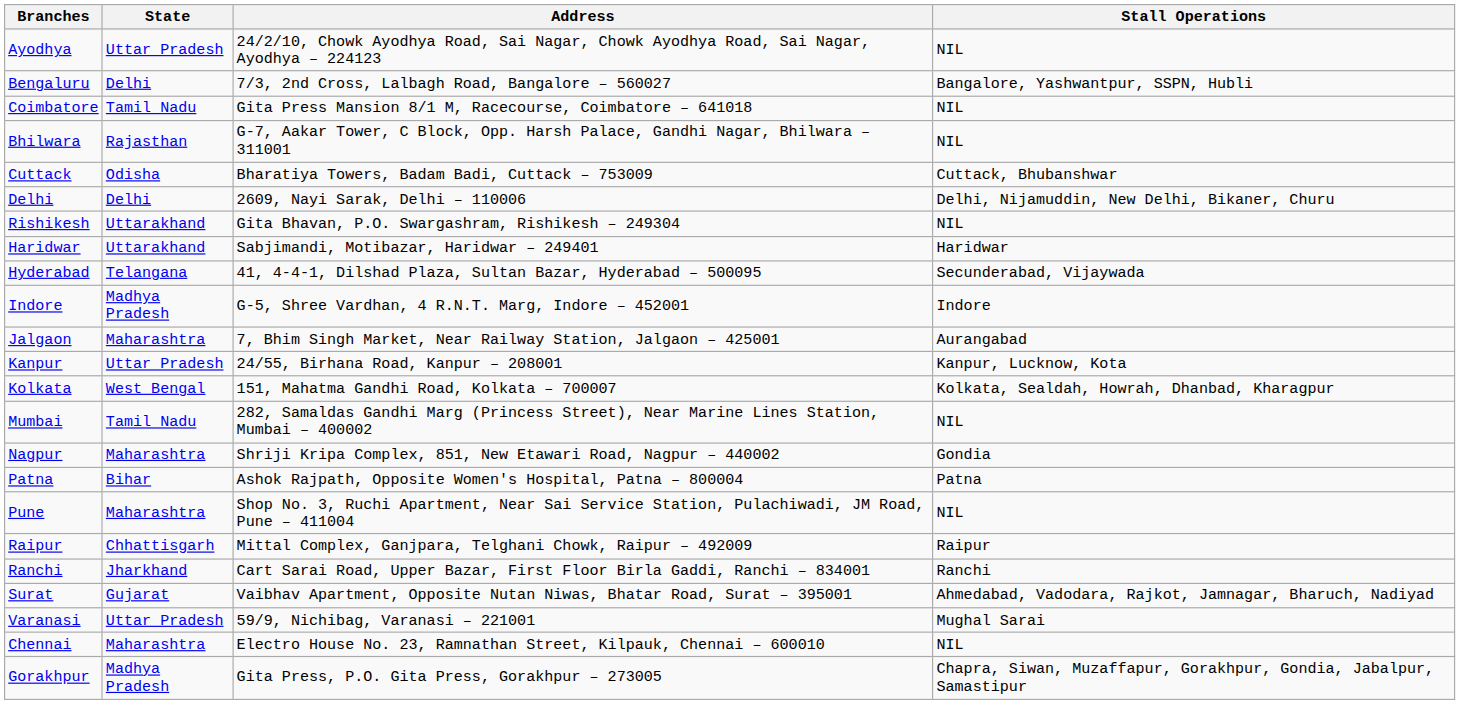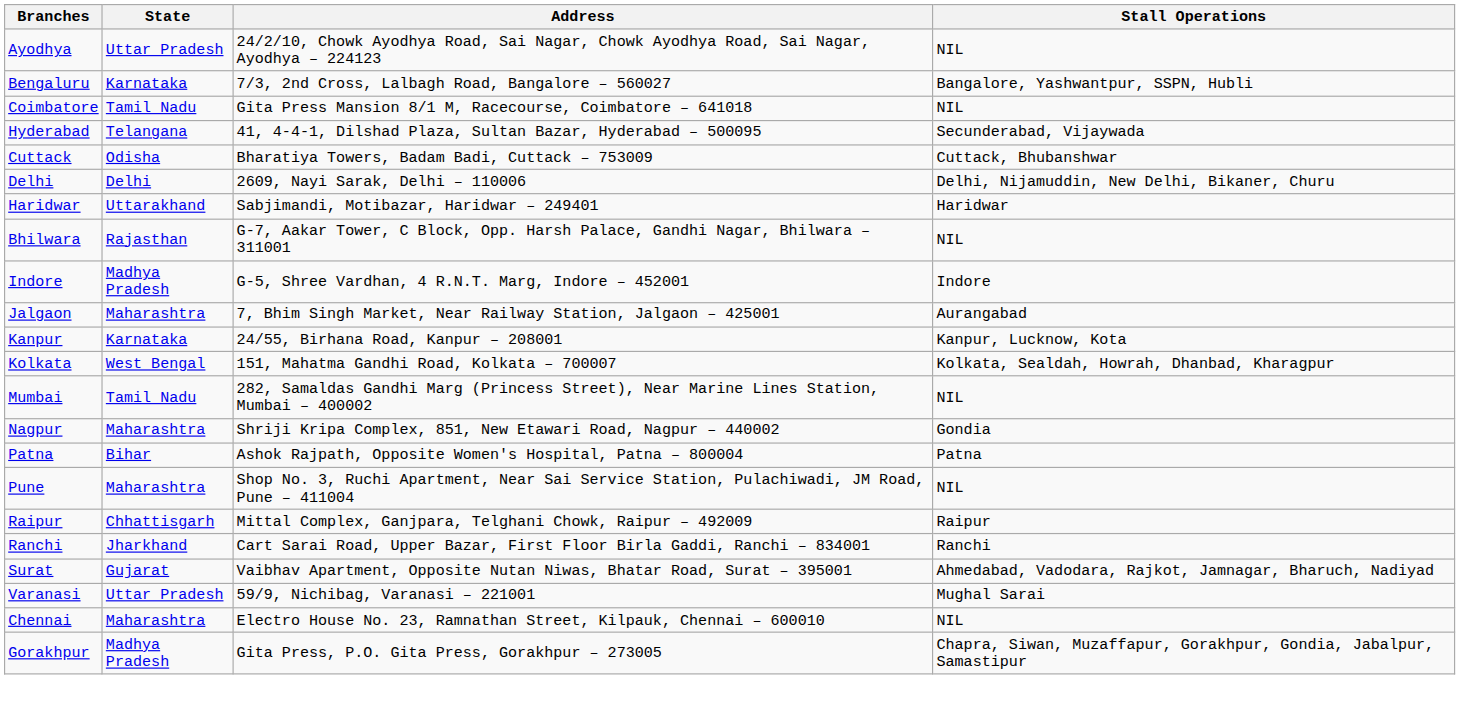(128, 83) Delhi -> (147, 83) Karnataka
rows swapped: (44, 141) <-> (49, 273)
- row: (49, 224)
(165, 364) Uttar Pradesh -> (147, 339) Karnataka
